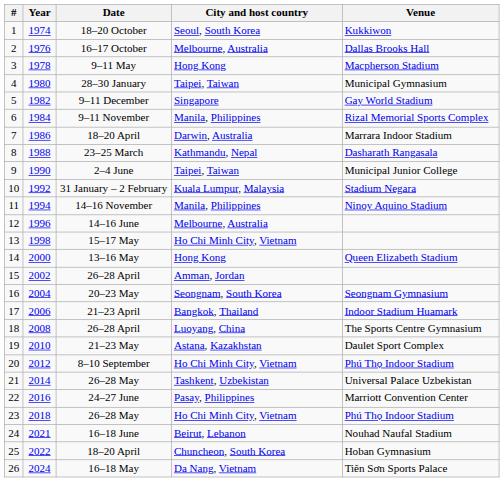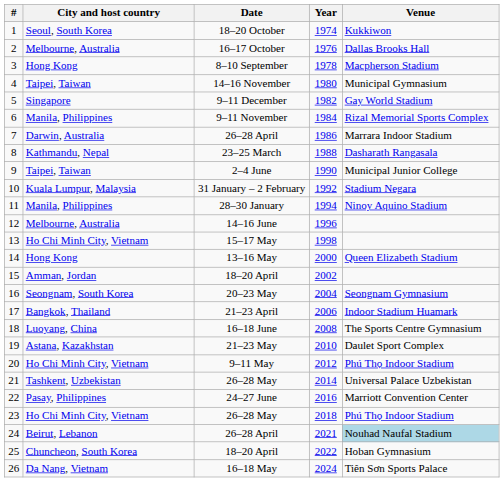columns swapped: (40, 13) <-> (257, 13)
(114, 65) 9–11 May -> (252, 65) 8–10 September
(114, 83) 28–30 January -> (252, 83) 14–16 November
(114, 135) 18–20 April -> (252, 135) 26–28 April
(114, 205) 14–16 November -> (252, 205) 28–30 January
(114, 275) 26–28 April -> (252, 275) 18–20 April
(114, 328) 26–28 April -> (252, 328) 16–18 June
(114, 363) 8–10 September -> (252, 363) 9–11 May
(114, 433) 16–18 June -> (252, 433) 26–28 April
(398, 433) no background -> (398, 433) lightblue background
